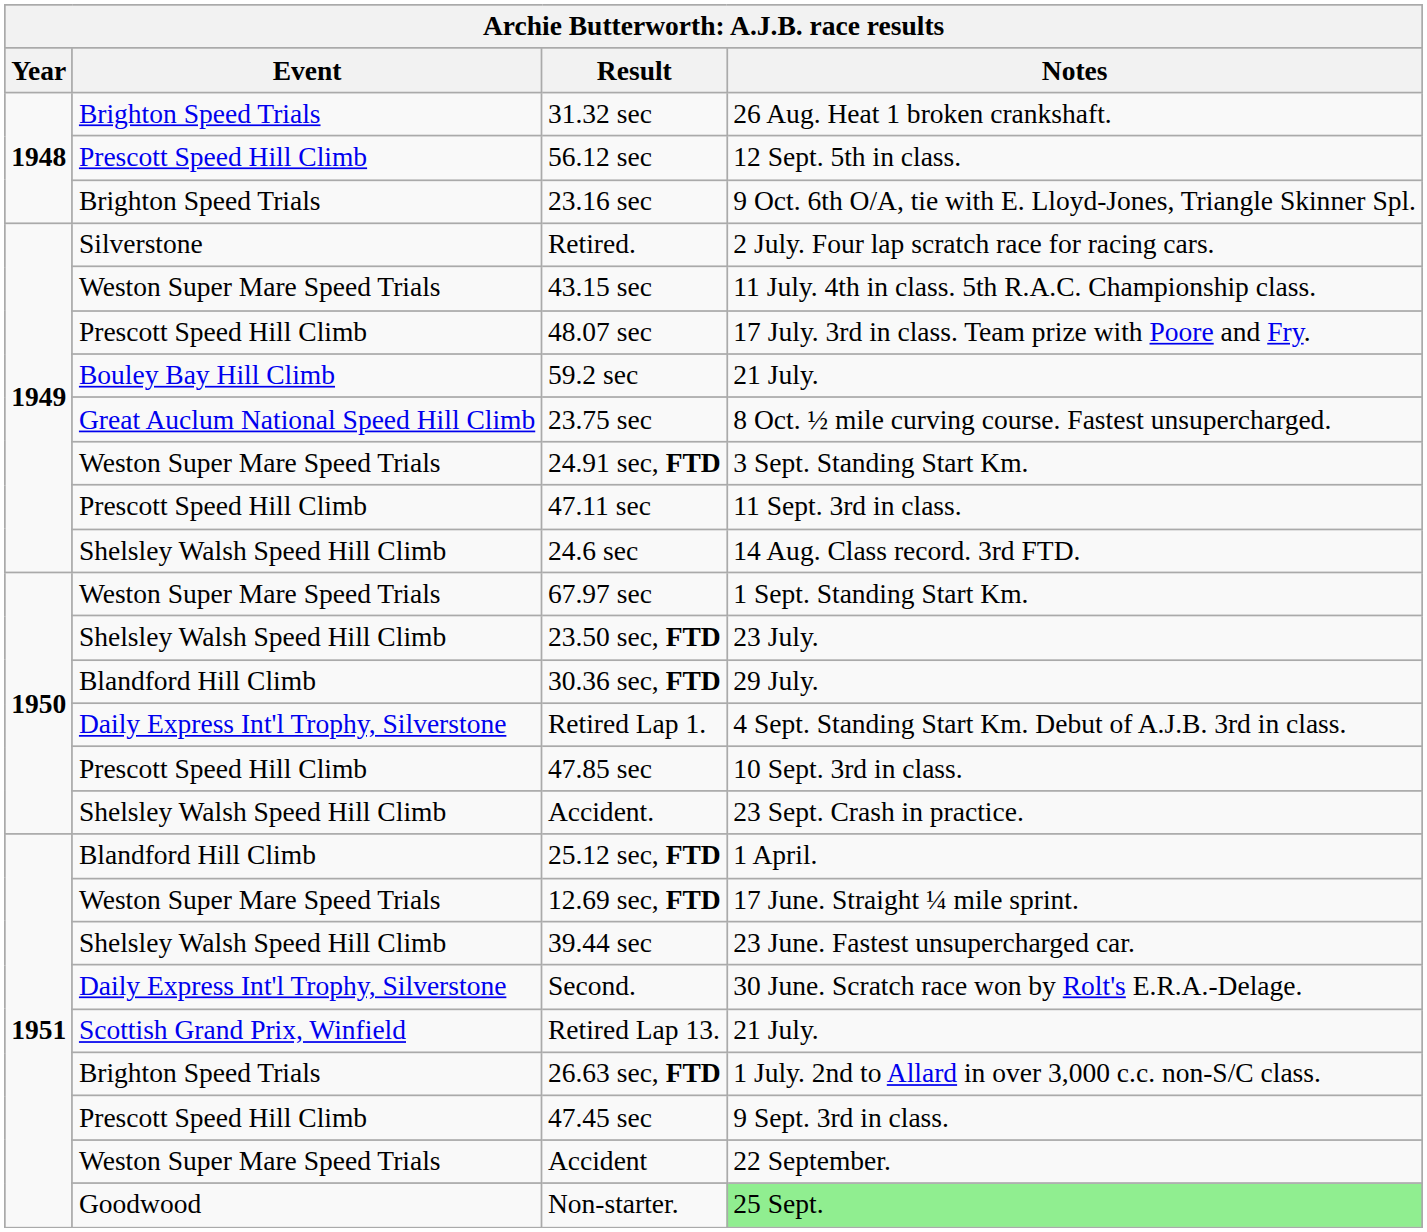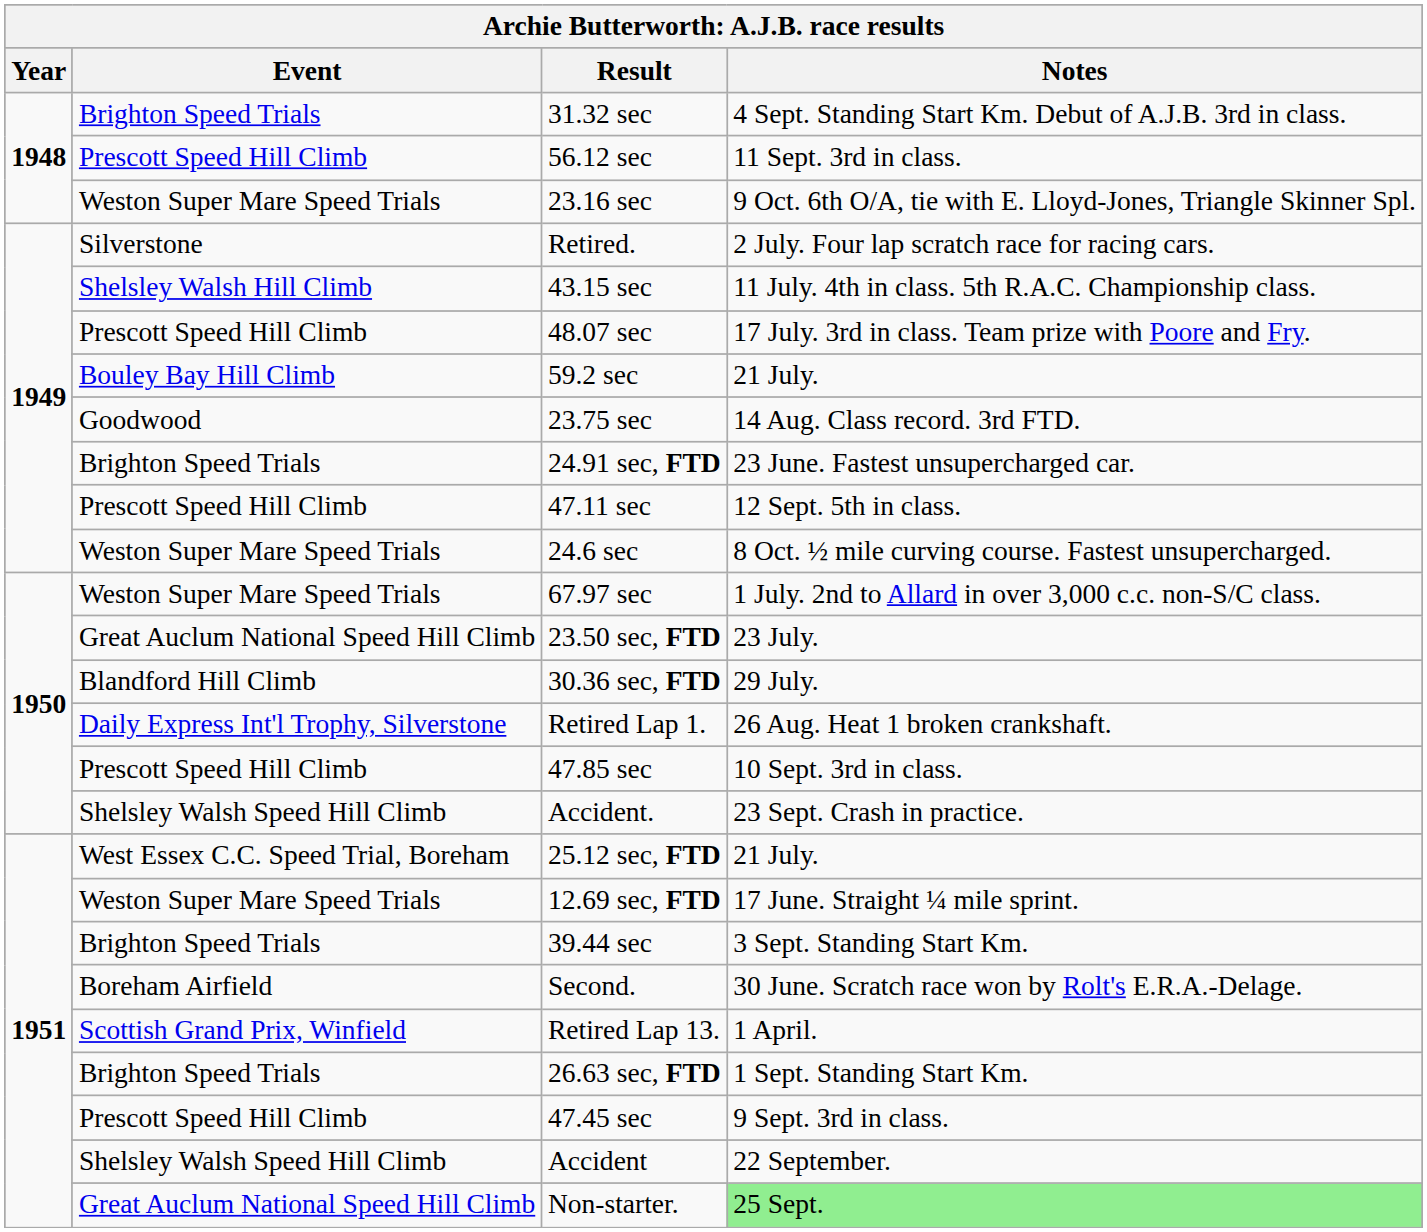(923, 113) 26 Aug. Heat 1 broken crankshaft. -> (1040, 113) 4 Sept. Standing Start Km. Debut of A.J.B. 3rd in class.
(847, 157) 12 Sept. 5th in class. -> (848, 157) 11 Sept. 3rd in class.
(200, 200) Brighton Speed Trials -> (260, 200) Weston Super Mare Speed Trials
(260, 288) Weston Super Mare Speed Trials -> (225, 288) Shelsley Walsh Hill Climb
(307, 419) Great Auclum National Speed Hill Climb -> (140, 419) Goodwood
(1032, 419) 8 Oct. ½ mile curving course. Fastest unsupercharged. -> (907, 419) 14 Aug. Class record. 3rd FTD.
(260, 462) Weston Super Mare Speed Trials -> (200, 462) Brighton Speed Trials
(881, 462) 3 Sept. Standing Start Km. -> (934, 462) 23 June. Fastest unsupercharged car.
(848, 506) 11 Sept. 3rd in class. -> (847, 506) 12 Sept. 5th in class.
(263, 550) Shelsley Walsh Speed Hill Climb -> (260, 550) Weston Super Mare Speed Trials
(907, 550) 14 Aug. Class record. 3rd FTD. -> (1032, 550) 8 Oct. ½ mile curving course. Fastest unsupercharged.
(881, 593) 1 Sept. Standing Start Km. -> (1027, 593) 1 July. 2nd to Allard in over 3,000 c.c. non-S/C class.
(263, 637) Shelsley Walsh Speed Hill Climb -> (307, 637) Great Auclum National Speed Hill Climb
(1040, 724) 4 Sept. Standing Start Km. Debut of A.J.B. 3rd in class. -> (923, 724) 26 Aug. Heat 1 broken crankshaft.
(197, 855) Blandford Hill Climb -> (294, 855) West Essex C.C. Speed Trial, Boreham
(775, 855) 1 April. -> (776, 855) 21 July.
(263, 942) Shelsley Walsh Speed Hill Climb -> (200, 942) Brighton Speed Trials
(934, 942) 23 June. Fastest unsupercharged car. -> (881, 942) 3 Sept. Standing Start Km.
(293, 986) Daily Express Int'l Trophy, Silverstone -> (176, 986) Boreham Airfield
(776, 1030) 21 July. -> (775, 1030) 1 April.
(1027, 1073) 1 July. 2nd to Allard in over 3,000 c.c. non-S/C class. -> (881, 1073) 1 Sept. Standing Start Km.
(260, 1161) Weston Super Mare Speed Trials -> (263, 1161) Shelsley Walsh Speed Hill Climb
(140, 1204) Goodwood -> (307, 1204) Great Auclum National Speed Hill Climb
